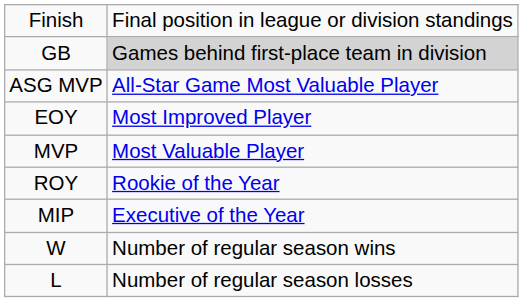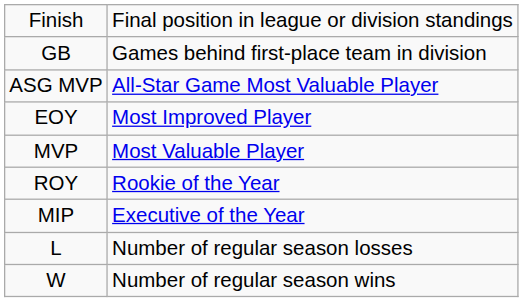(299, 53) lightgrey background -> (299, 53) no background
rows swapped: (56, 248) <-> (56, 280)
